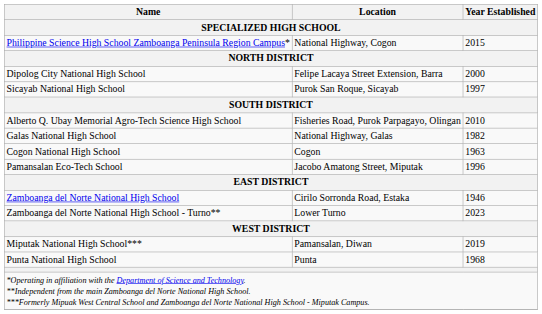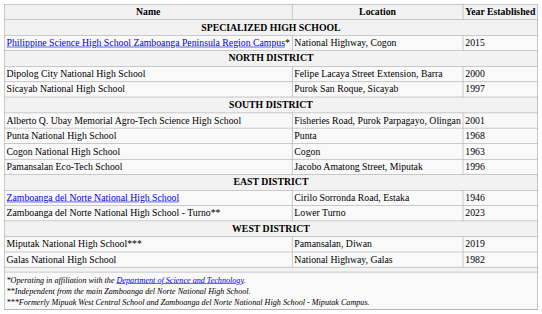(475, 120) 2010 -> (475, 120) 2001
rows swapped: (61, 259) <-> (61, 136)
